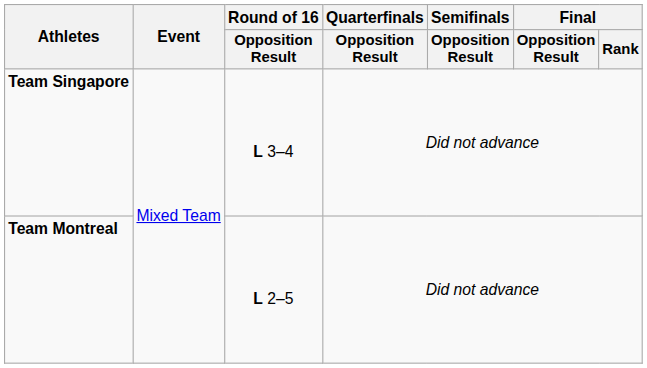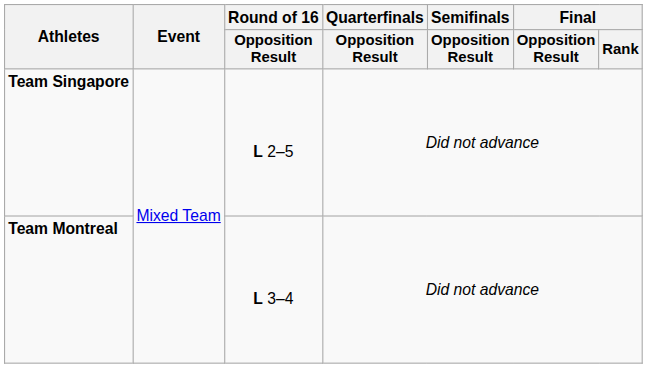(273, 152) L 3–4 -> (273, 152) L 2–5
(273, 299) L 2–5 -> (273, 299) L 3–4
